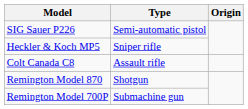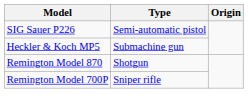(137, 46) Sniper rifle -> (148, 46) Submachine gun
- row: (40, 63)
(148, 96) Submachine gun -> (137, 79) Sniper rifle
